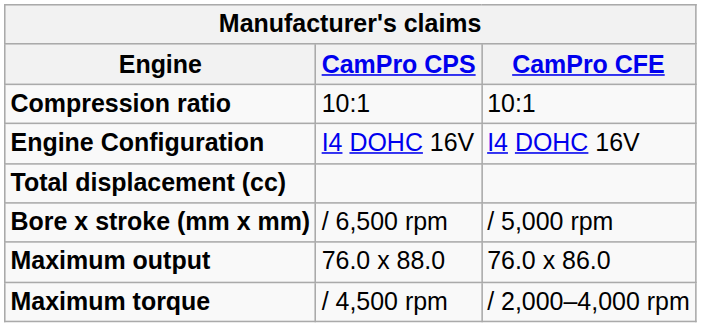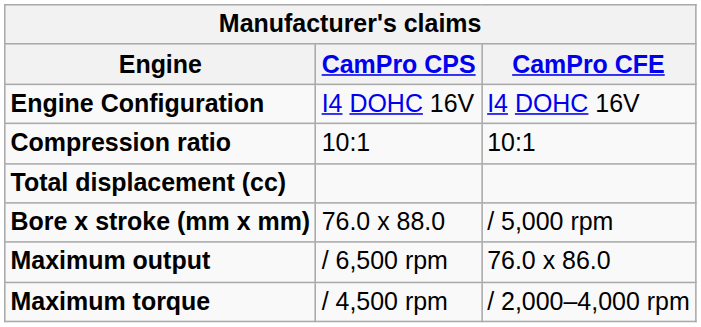rows swapped: (137, 143) <-> (121, 103)
(385, 222) / 6,500 rpm -> (383, 222) 76.0 x 88.0
(383, 261) 76.0 x 88.0 -> (385, 261) / 6,500 rpm
